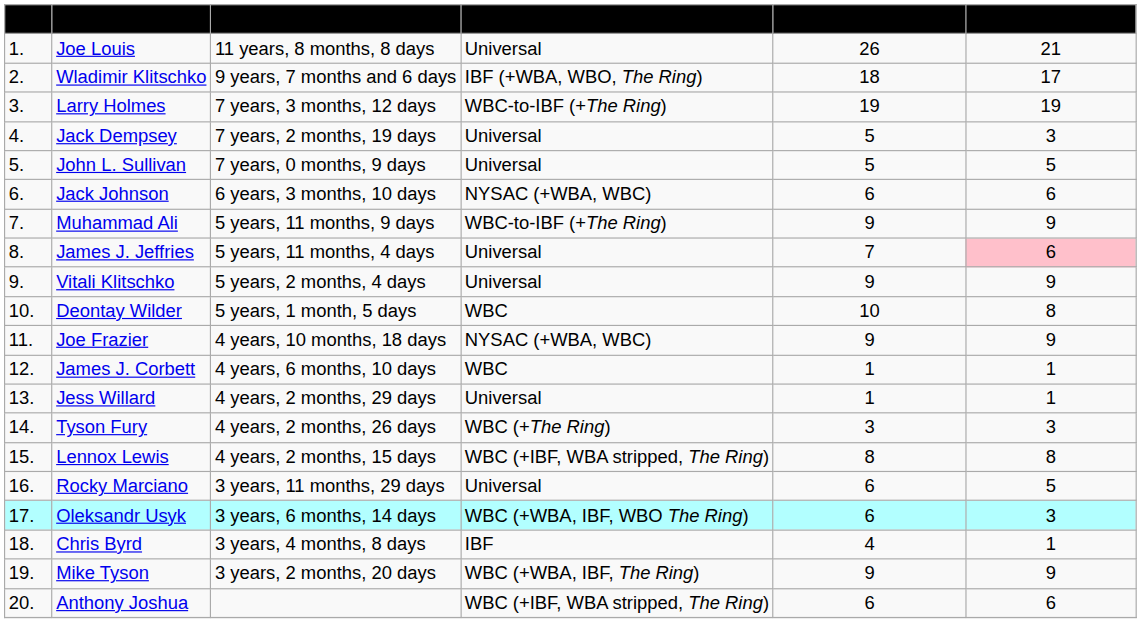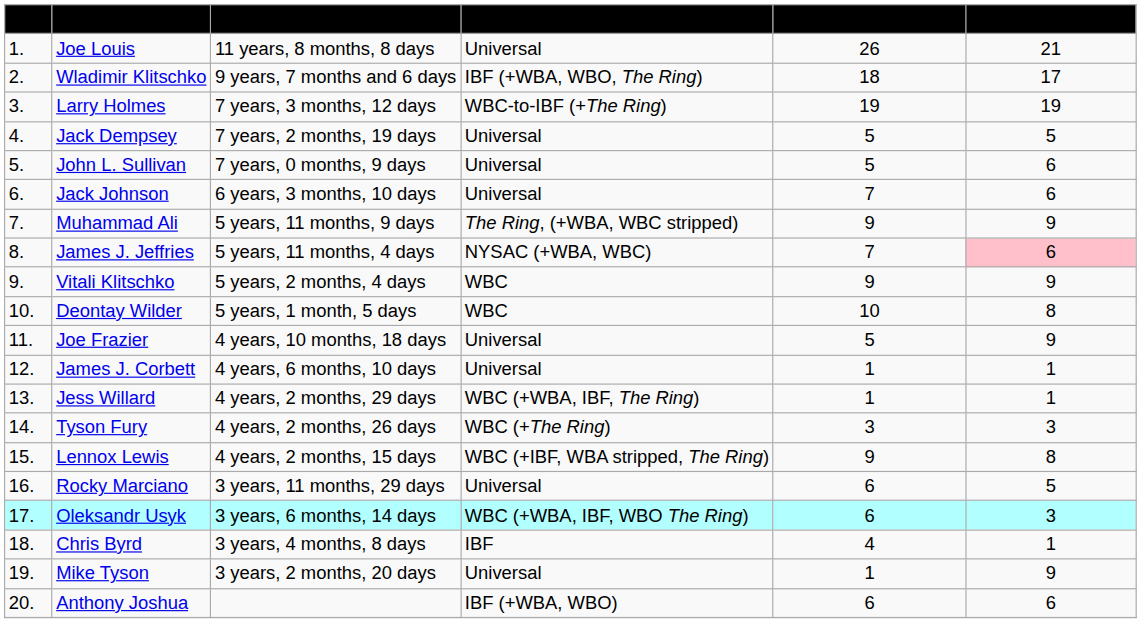(1051, 135) 3 -> (1051, 135) 5
(1051, 164) 5 -> (1051, 164) 6
(558, 194) NYSAC (+WBA, WBC) -> (503, 194) Universal
(870, 194) 6 -> (870, 194) 7
(566, 223) WBC-to-IBF (+The Ring) -> (602, 223) The Ring, (+WBA, WBC stripped)
(503, 252) Universal -> (558, 252) NYSAC (+WBA, WBC)
(503, 281) Universal -> (486, 281) WBC
(558, 340) NYSAC (+WBA, WBC) -> (503, 340) Universal
(870, 340) 9 -> (870, 340) 5
(486, 369) WBC -> (503, 369) Universal
(503, 398) Universal -> (582, 398) WBC (+WBA, IBF, The Ring)
(870, 456) 8 -> (870, 456) 9
(582, 573) WBC (+WBA, IBF, The Ring) -> (503, 573) Universal
(870, 573) 9 -> (870, 573) 1
(617, 602) WBC (+IBF, WBA stripped, The Ring) -> (541, 602) IBF (+WBA, WBO)
